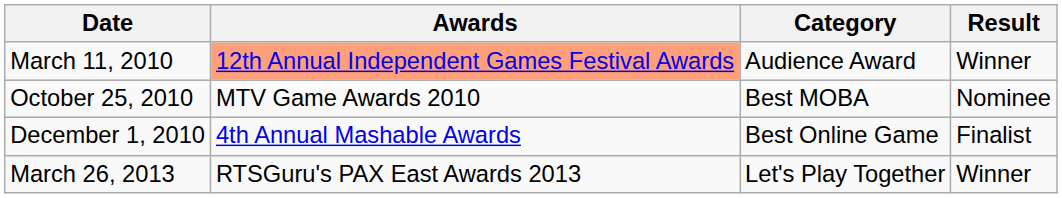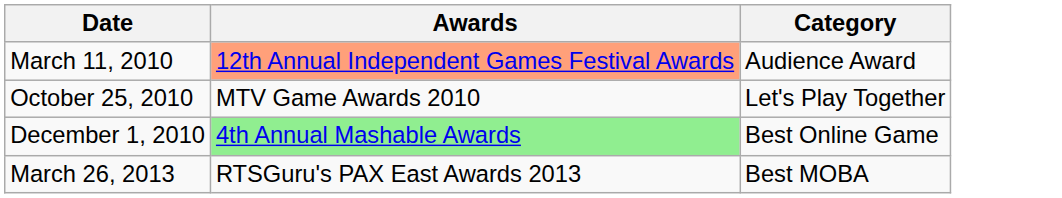- column: (1004, 23)
(807, 98) Best MOBA -> (845, 98) Let's Play Together
(368, 135) no background -> (368, 135) lightgreen background
(845, 173) Let's Play Together -> (807, 173) Best MOBA
